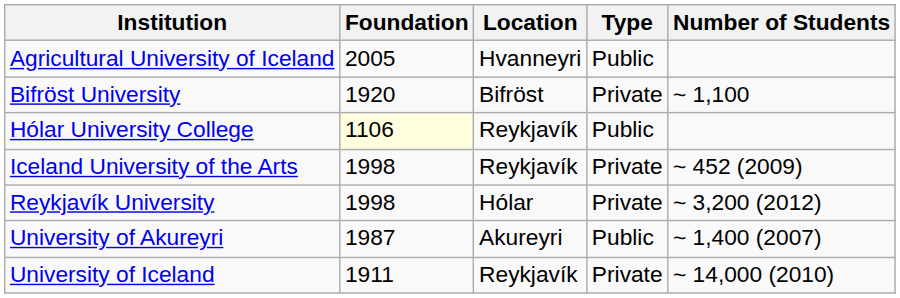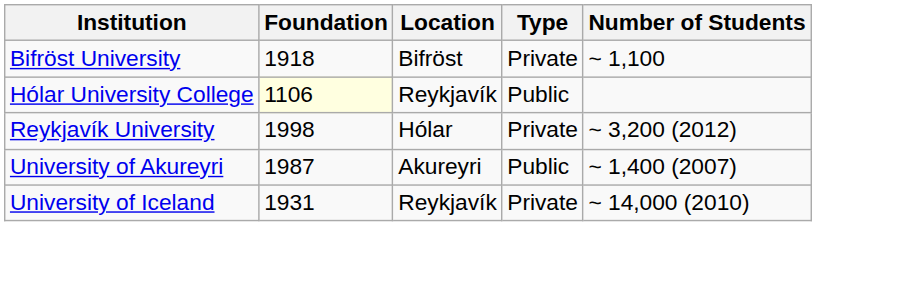- row: (172, 58)
(370, 94) 1920 -> (289, 58) 1918
- row: (154, 166)
(369, 274) 1911 -> (289, 202) 1931
